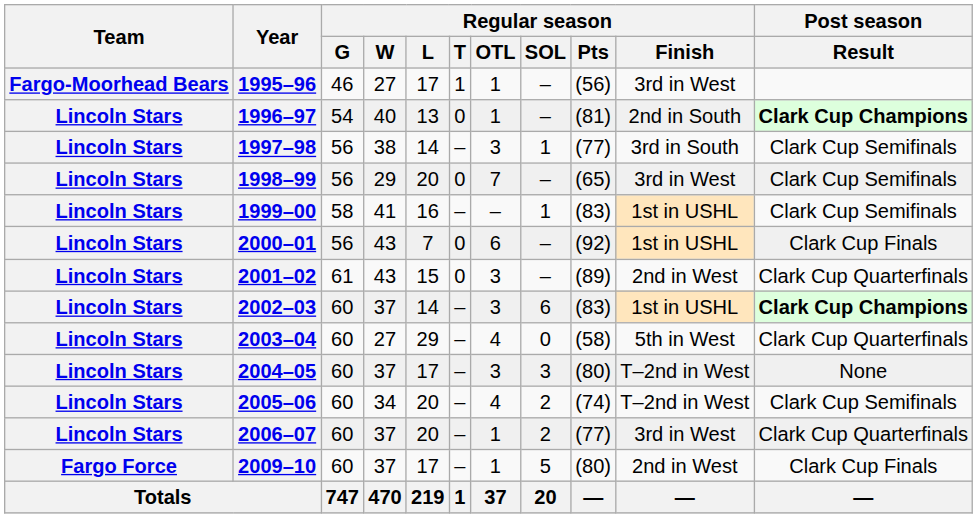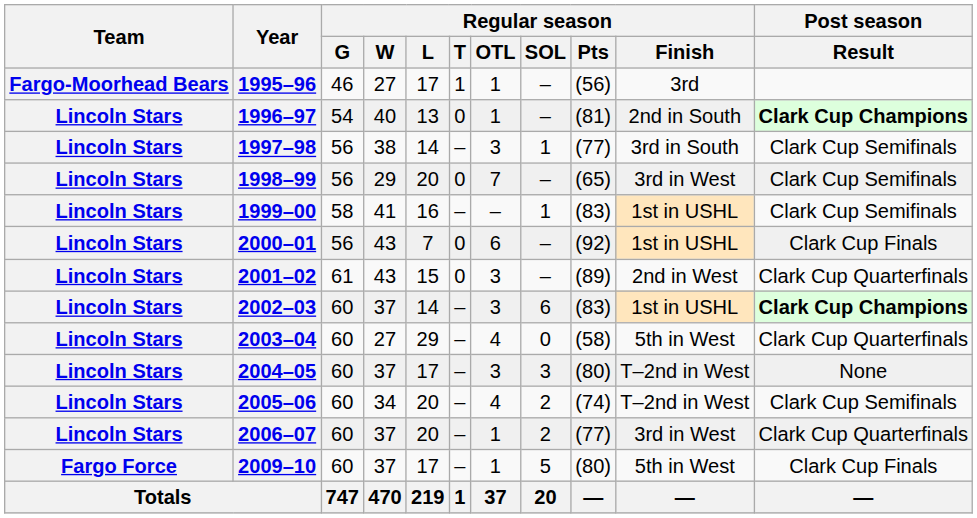(685, 84) 3rd in West -> (685, 84) 3rd
(685, 465) 2nd in West -> (685, 465) 5th in West
